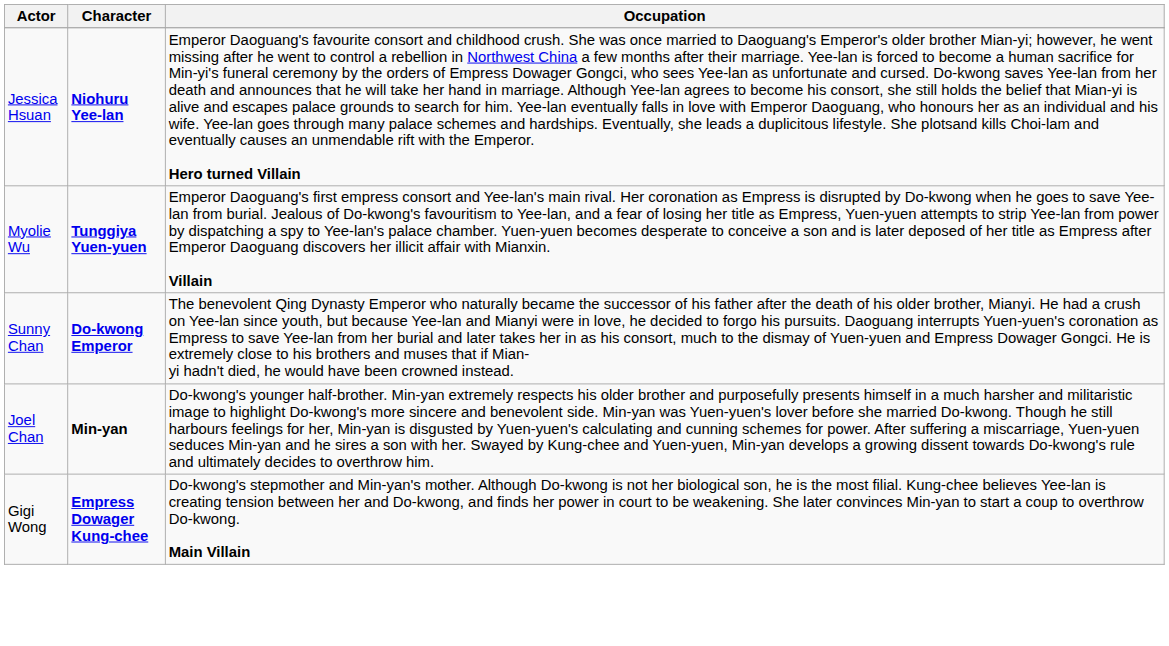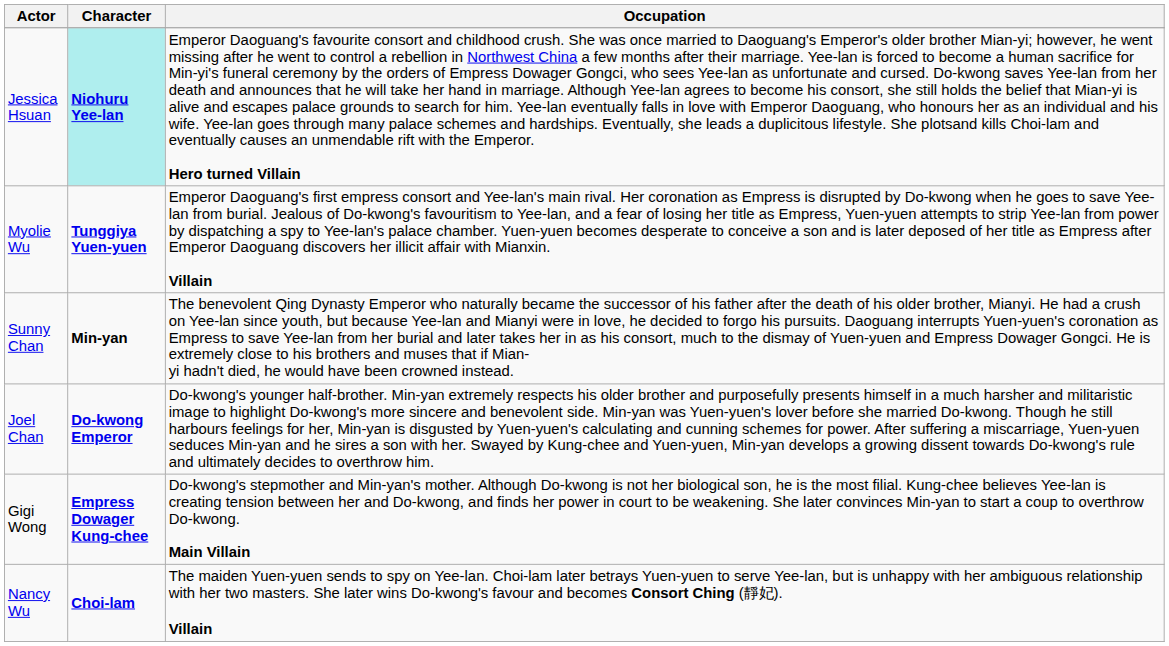(100, 106) no background -> (100, 106) paleturquoise background
(107, 338) Do-kwong Emperor -> (99, 338) Min-yan
(99, 428) Min-yan -> (107, 428) Do-kwong Emperor
+ row: (29, 602)
